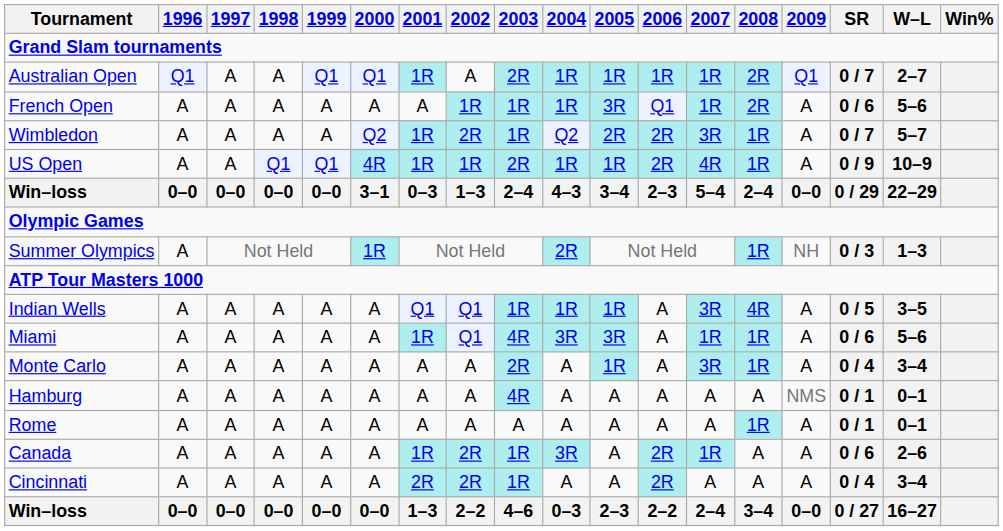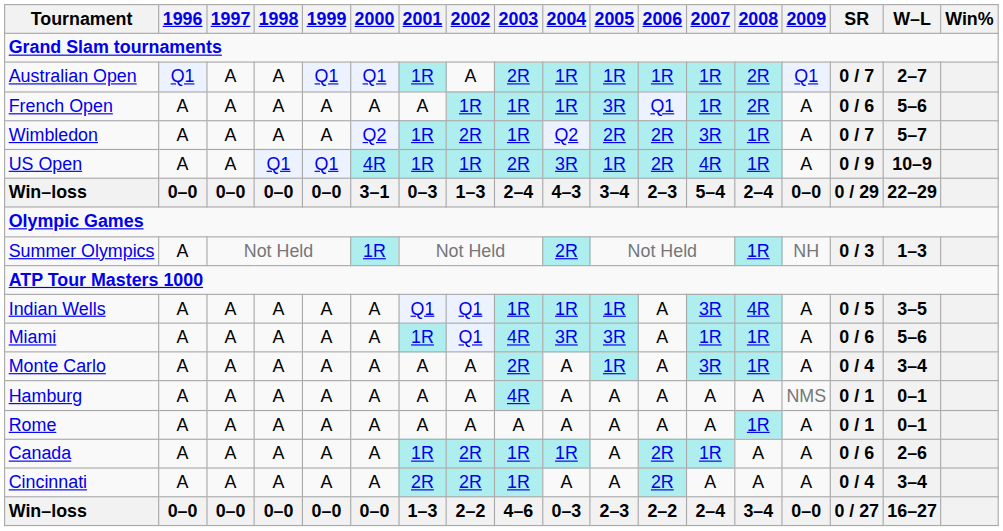(566, 163) 1R -> (566, 163) 3R
(566, 452) 3R -> (566, 452) 1R
